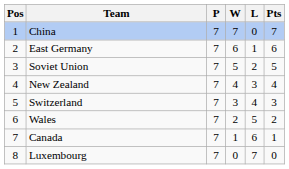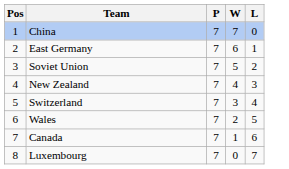- column: (274, 13)
